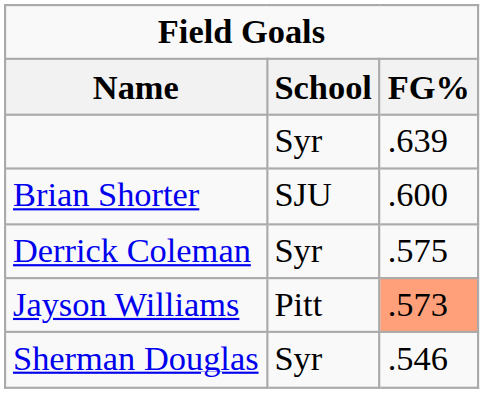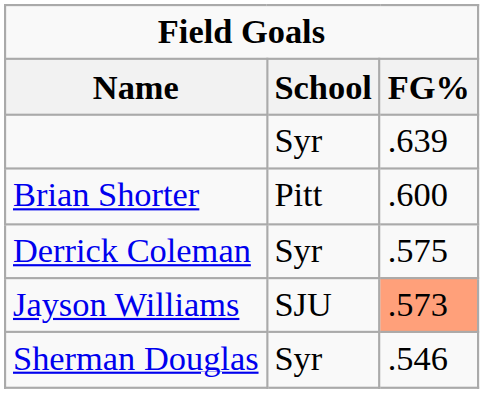(303, 195) SJU -> (298, 195) Pitt
(298, 304) Pitt -> (303, 304) SJU
